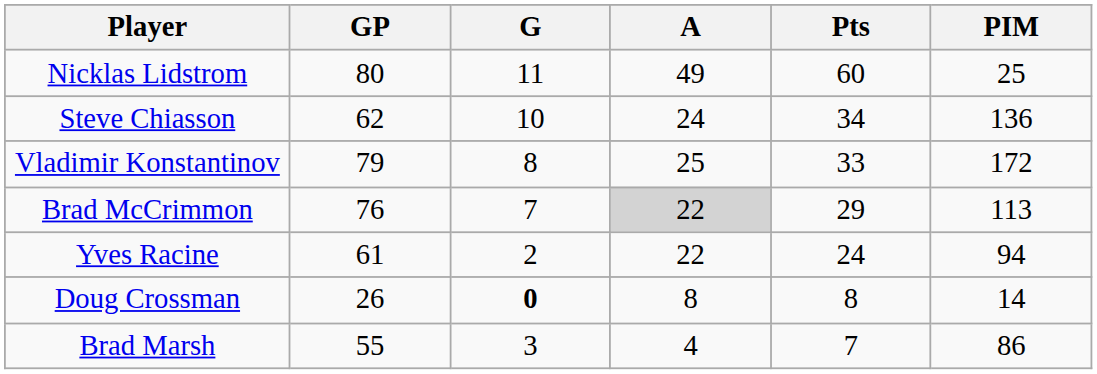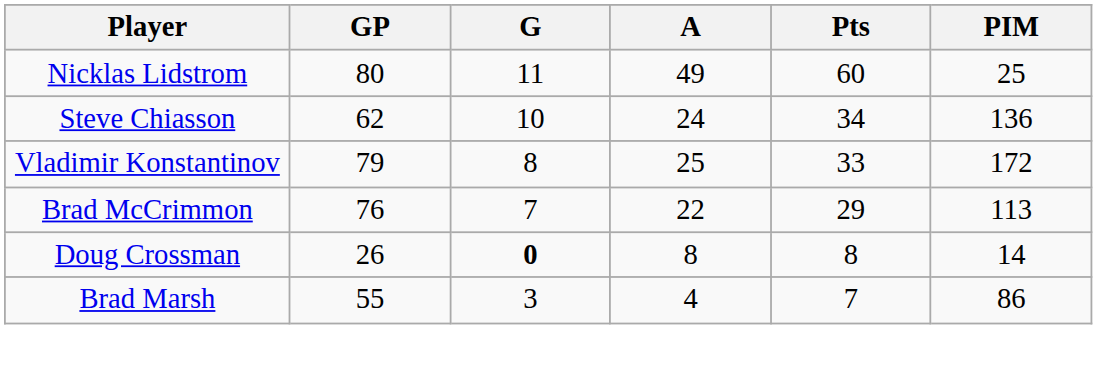(691, 208) lightgrey background -> (691, 208) no background
- row: (147, 254)
